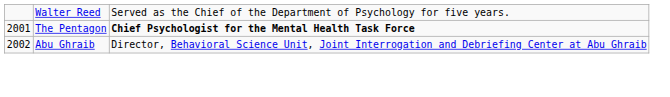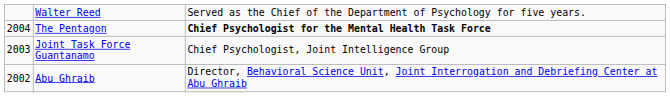(19, 29) 2001 -> (19, 29) 2004
+ row: (83, 50)
